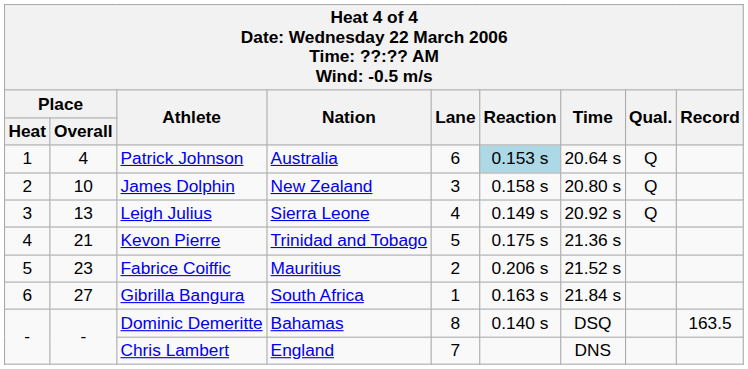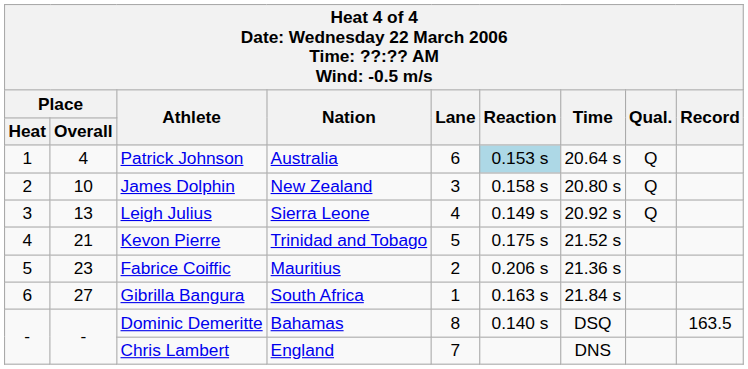(593, 240) 21.36 s -> (593, 240) 21.52 s
(593, 268) 21.52 s -> (593, 268) 21.36 s
